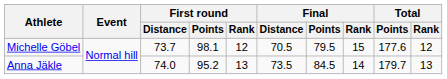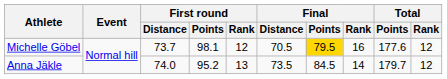(324, 48) no background -> (324, 48) gold background
(358, 48) 15 -> (358, 48) 16
(426, 65) 13 -> (426, 65) 12
